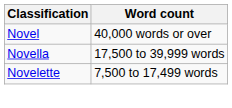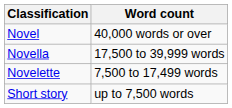+ row: (37, 93)
